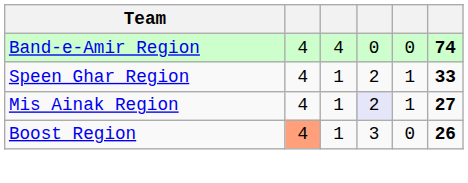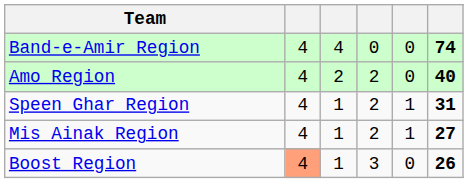+ row: (62, 77)
(445, 77) 33 -> (445, 106) 31
(374, 106) lavender background -> (374, 134) no background
